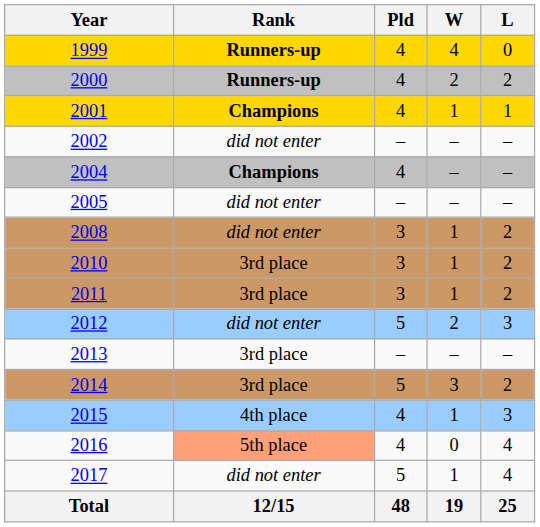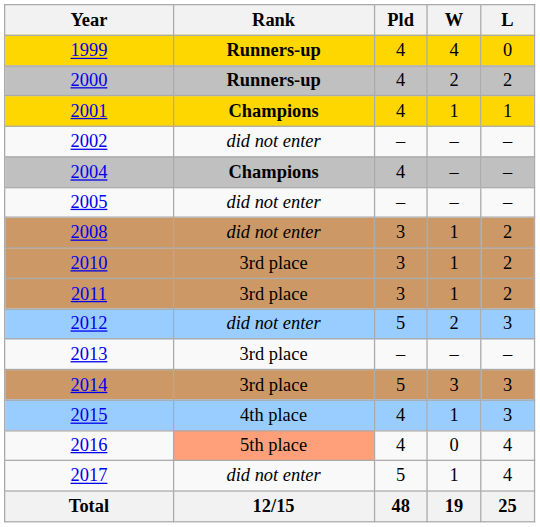(508, 384) 2 -> (508, 384) 3
